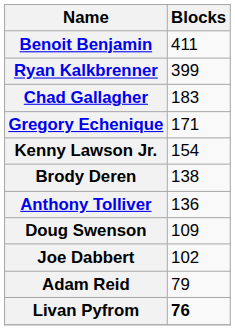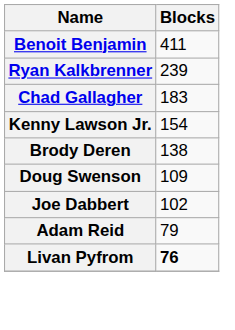(185, 71) 399 -> (174, 71) 239
- row: (86, 124)
- row: (86, 204)
